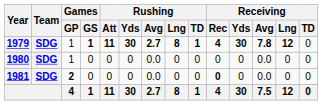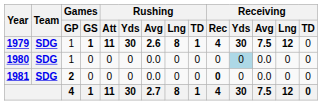(153, 44) 2.7 -> (153, 44) 2.6
(264, 44) 7.8 -> (264, 44) 7.5
(241, 60) no background -> (241, 60) lightblue background
